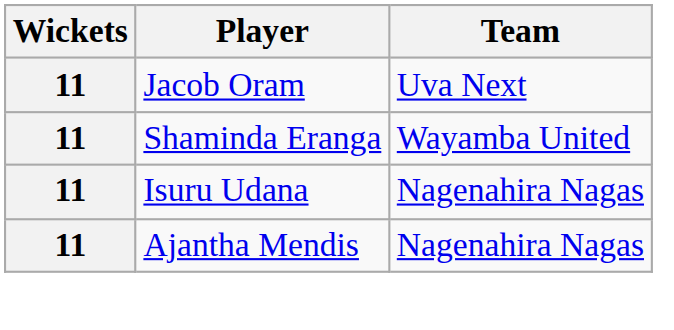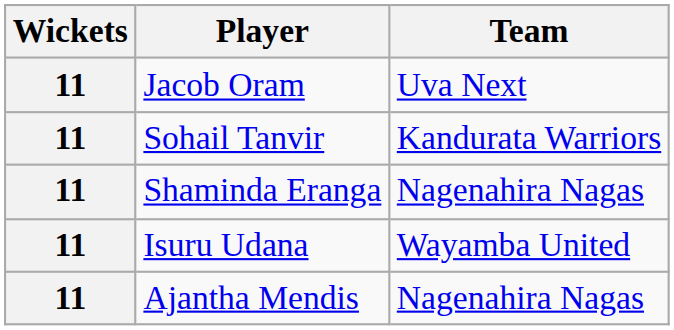+ row: (234, 137)
(513, 137) Wayamba United -> (520, 191) Nagenahira Nagas
(520, 191) Nagenahira Nagas -> (513, 244) Wayamba United
